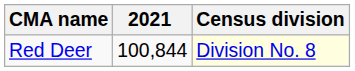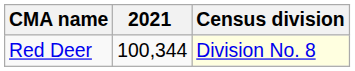(152, 50) 100,844 -> (152, 50) 100,344
